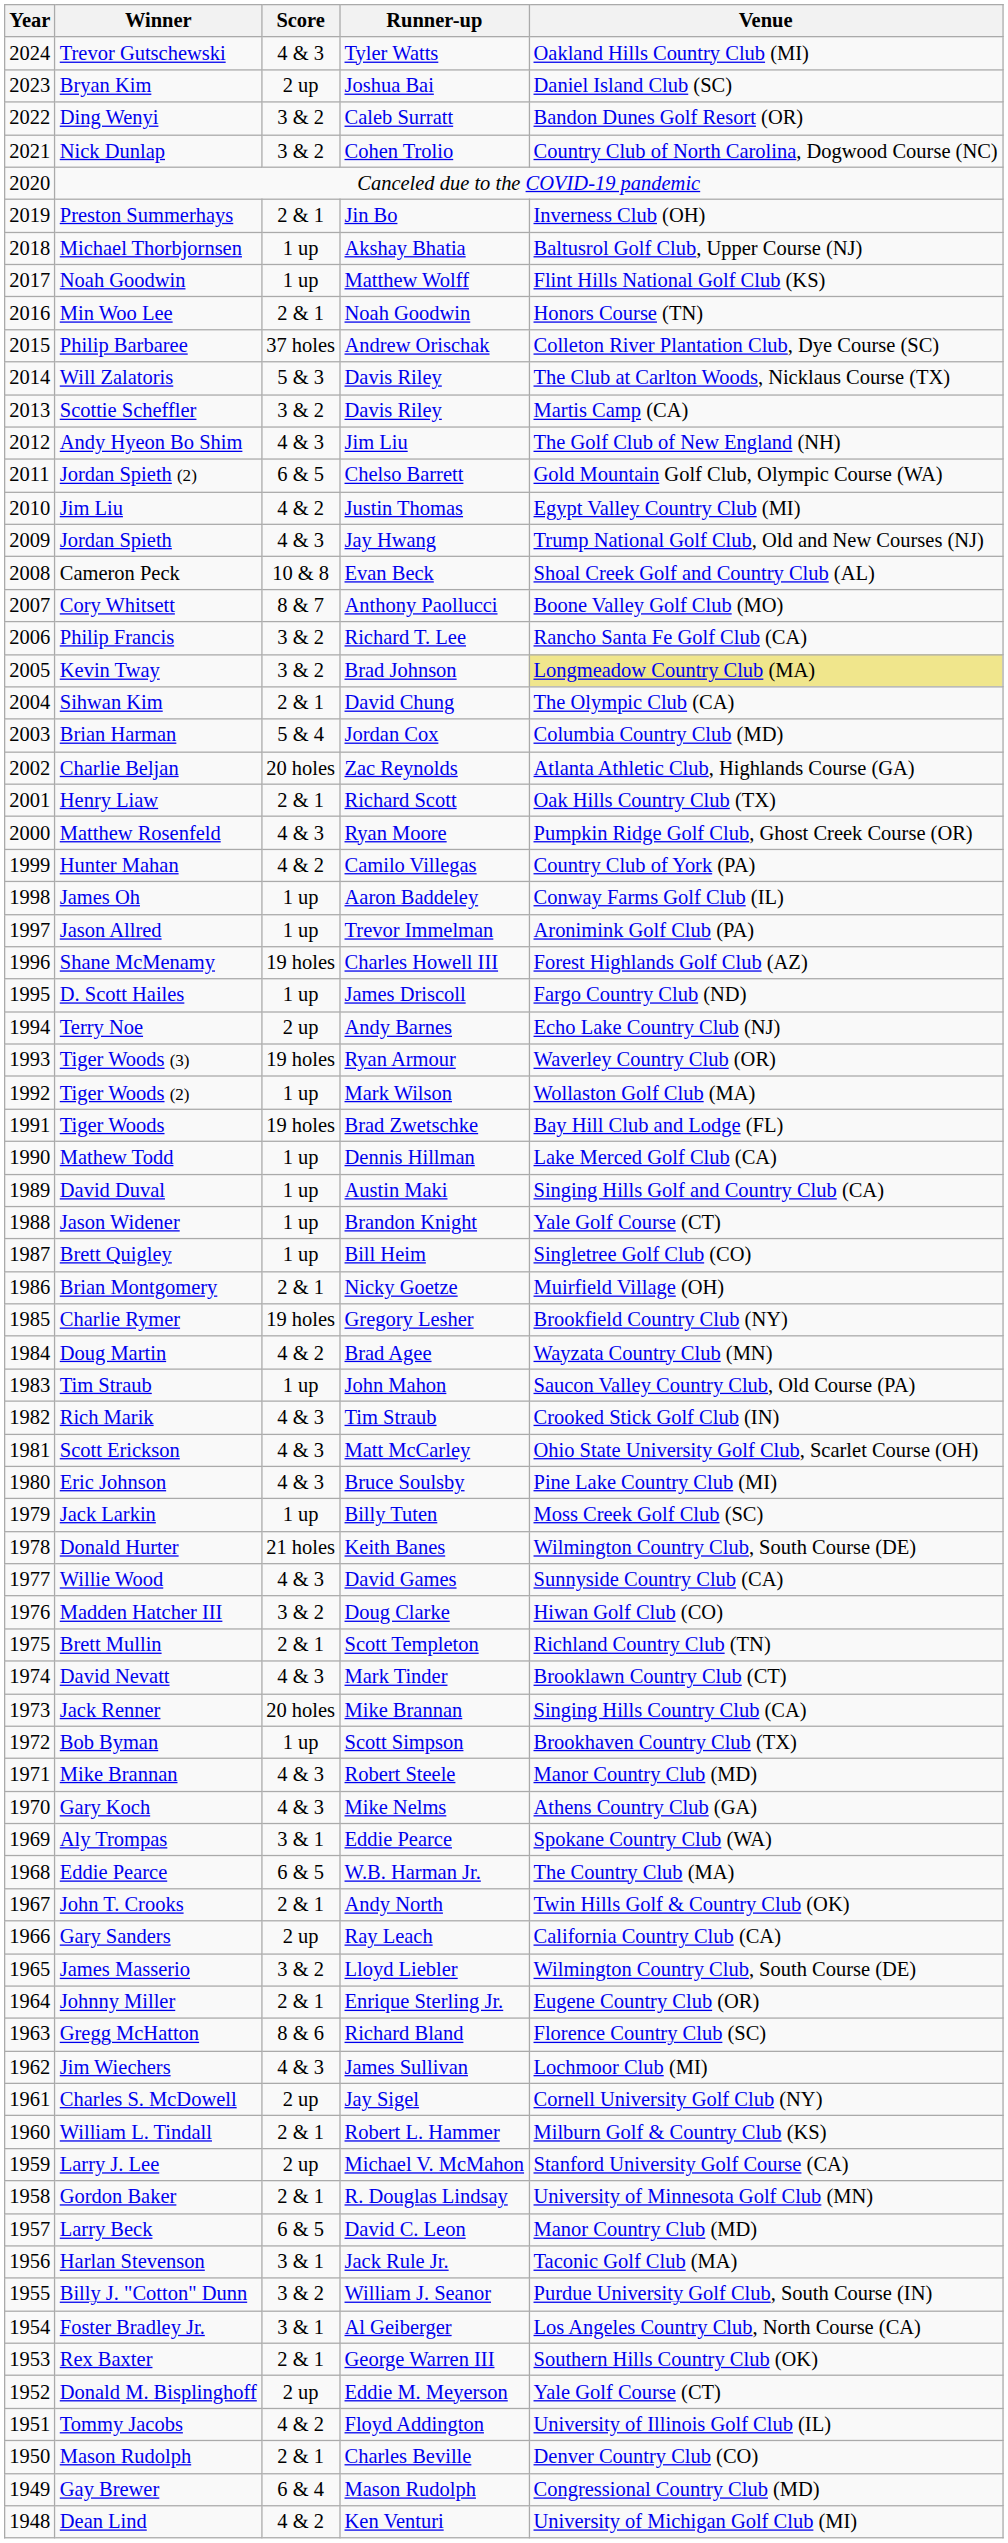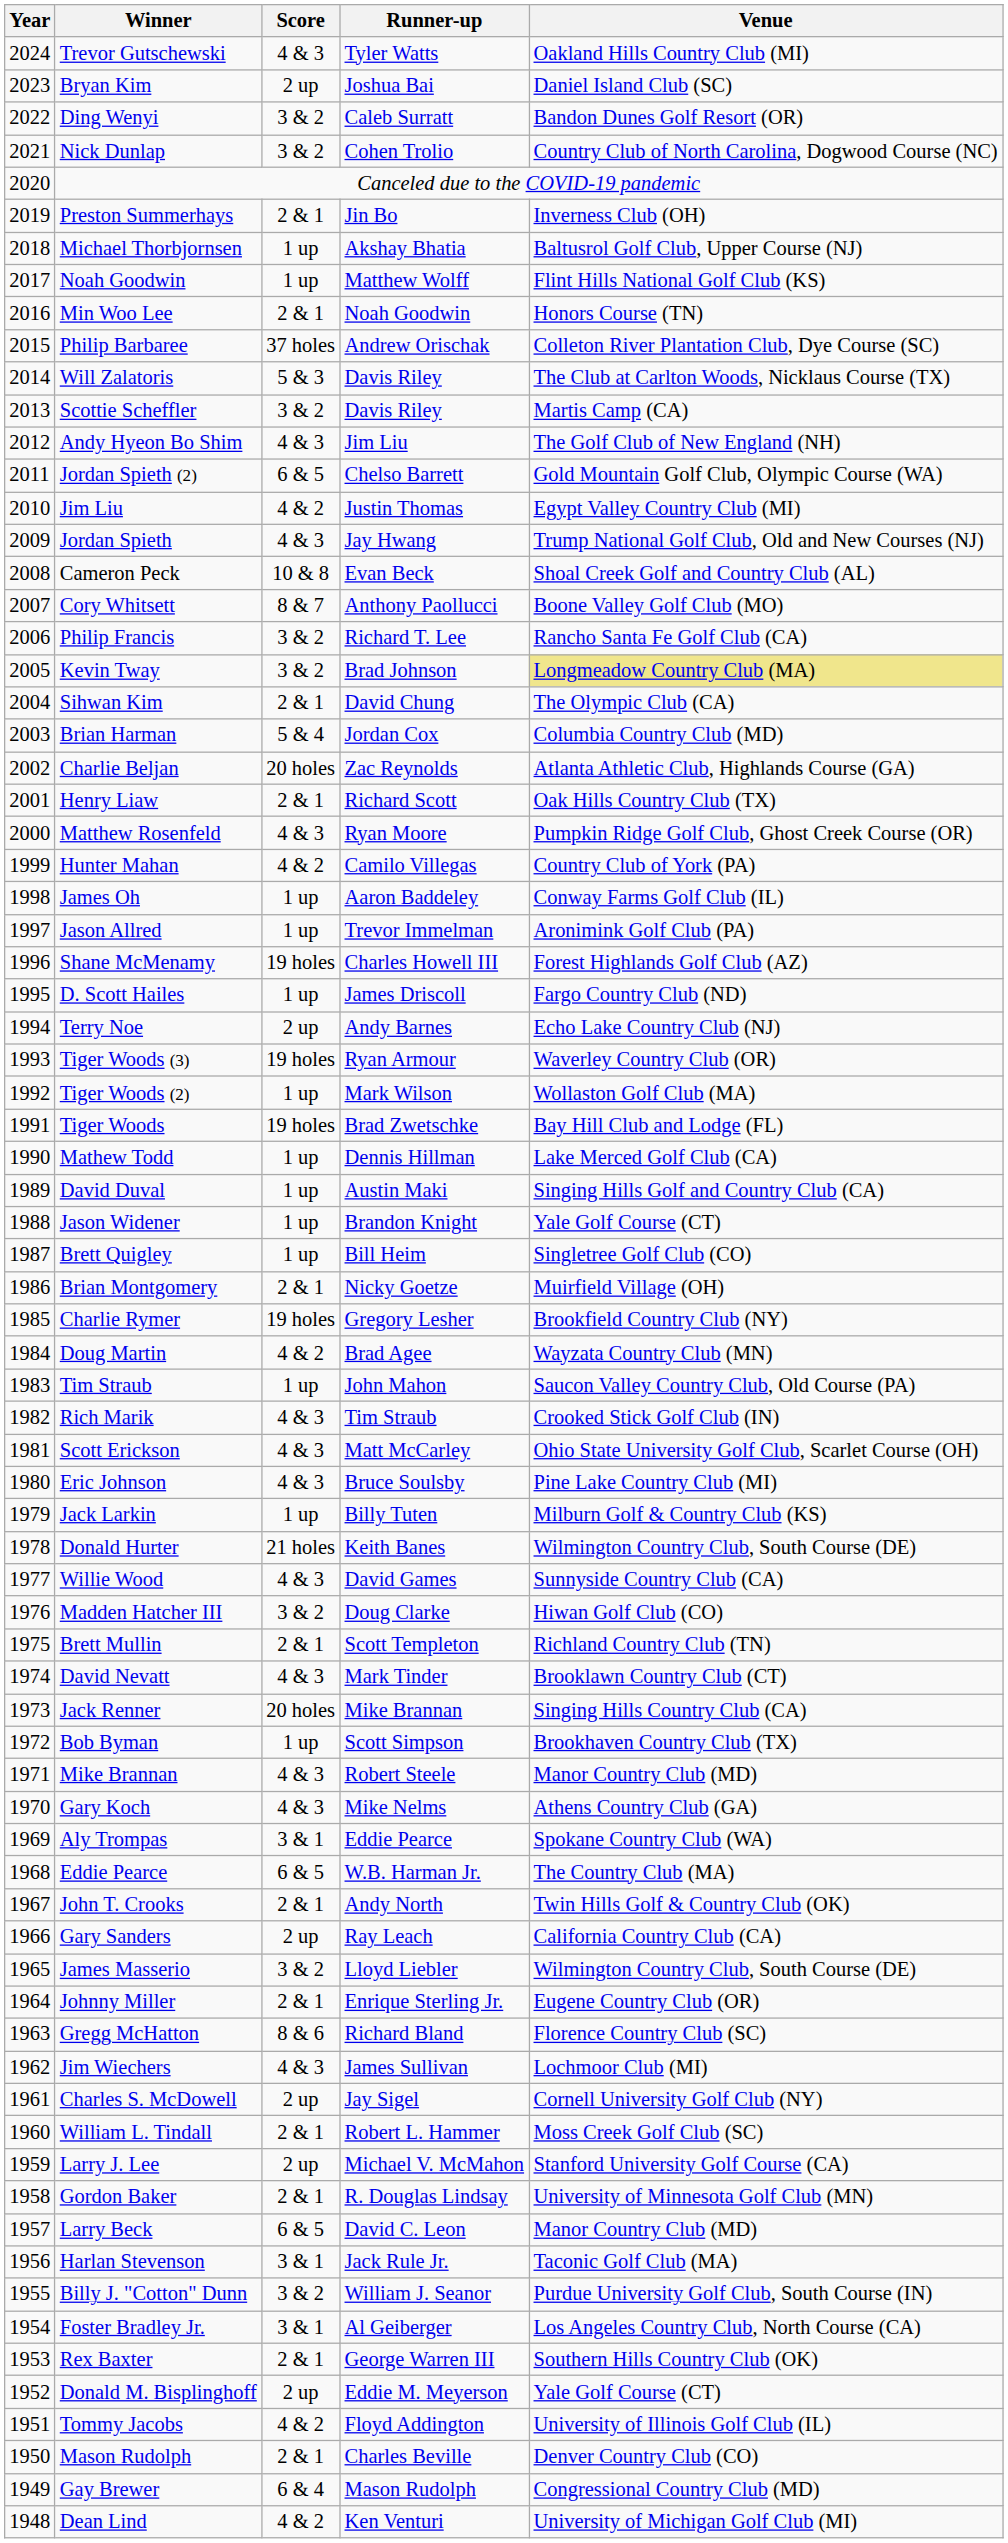(648, 1514) Moss Creek Golf Club (SC) -> (680, 1514) Milburn Golf & Country Club (KS)
(680, 2131) Milburn Golf & Country Club (KS) -> (648, 2131) Moss Creek Golf Club (SC)
